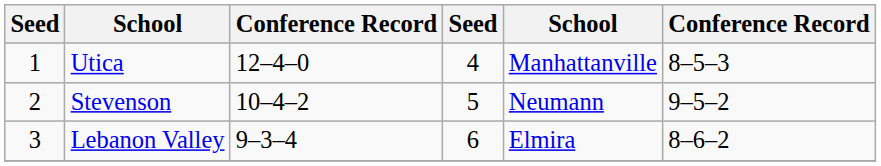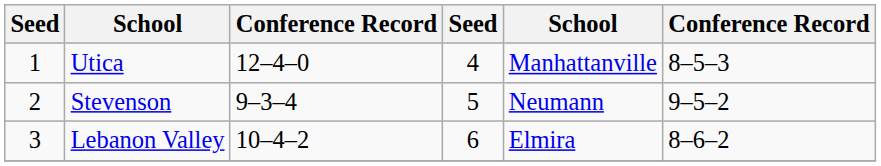(273, 101) 10–4–2 -> (266, 101) 9–3–4
(266, 140) 9–3–4 -> (273, 140) 10–4–2
